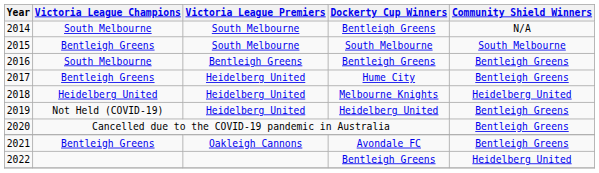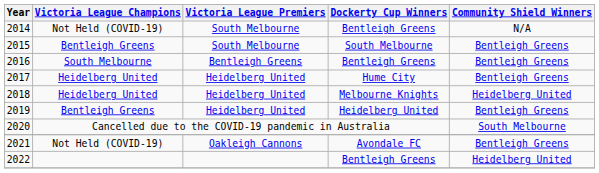(108, 29) South Melbourne -> (108, 29) Not Held (COVID-19)
(522, 45) South Melbourne -> (522, 45) Bentleigh Greens
(108, 78) Bentleigh Greens -> (108, 78) Heidelberg United
(108, 110) Not Held (COVID-19) -> (108, 110) Bentleigh Greens
(522, 126) Bentleigh Greens -> (522, 126) South Melbourne
(108, 143) Bentleigh Greens -> (108, 143) Not Held (COVID-19)
